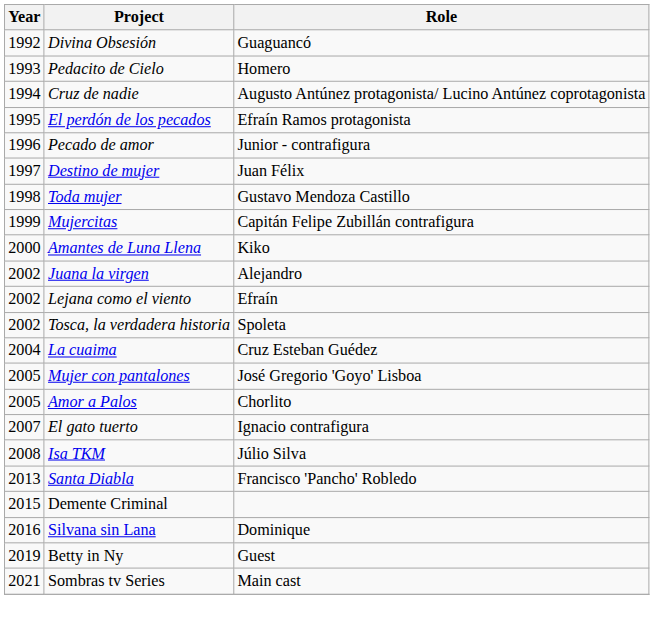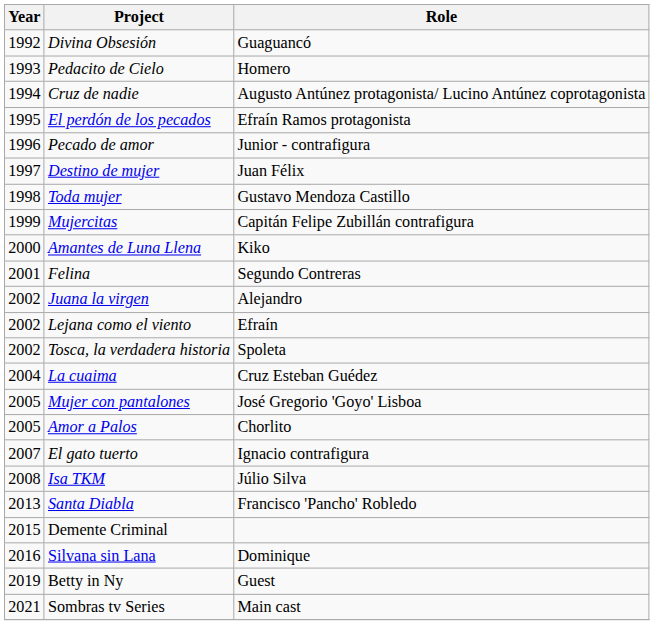+ row: (69, 273)
